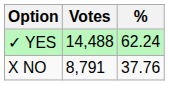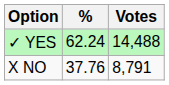columns swapped: (90, 16) <-> (141, 16)
